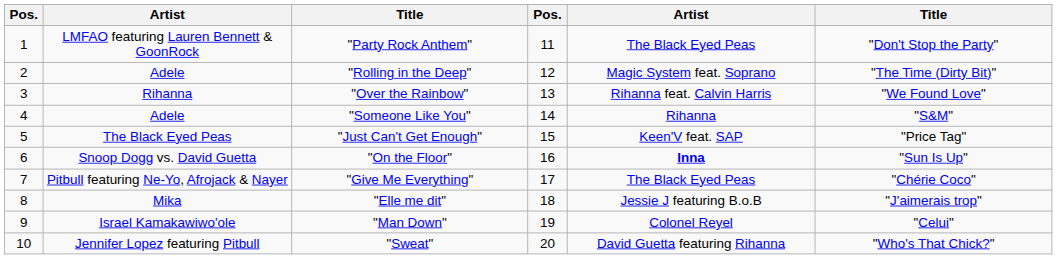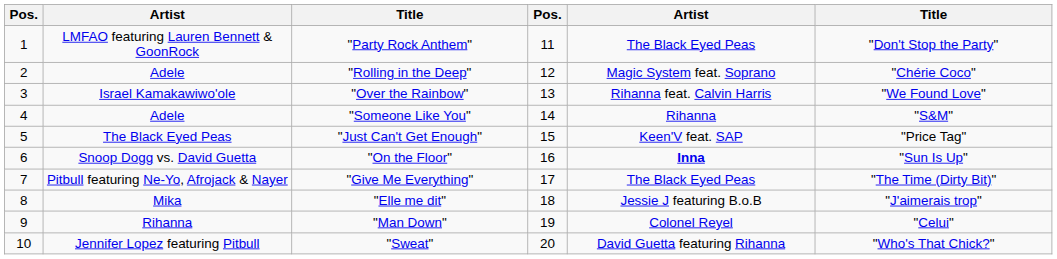(934, 72) "The Time (Dirty Bit)" -> (934, 72) "Chérie Coco"
(167, 94) Rihanna -> (167, 94) Israel Kamakawiwo'ole
(934, 179) "Chérie Coco" -> (934, 179) "The Time (Dirty Bit)"
(167, 222) Israel Kamakawiwo'ole -> (167, 222) Rihanna
